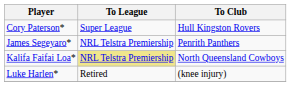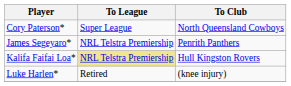(219, 28) Hull Kingston Rovers -> (231, 28) North Queensland Cowboys
(231, 58) North Queensland Cowboys -> (219, 58) Hull Kingston Rovers
